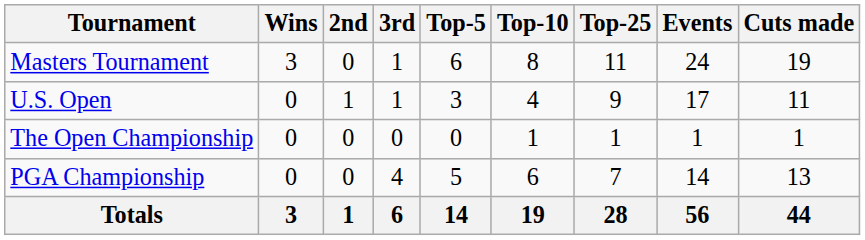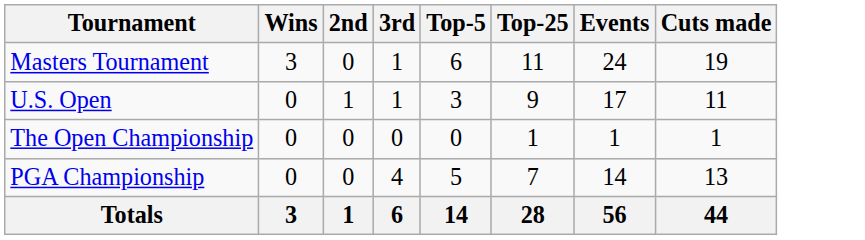- column: (533, 23)
